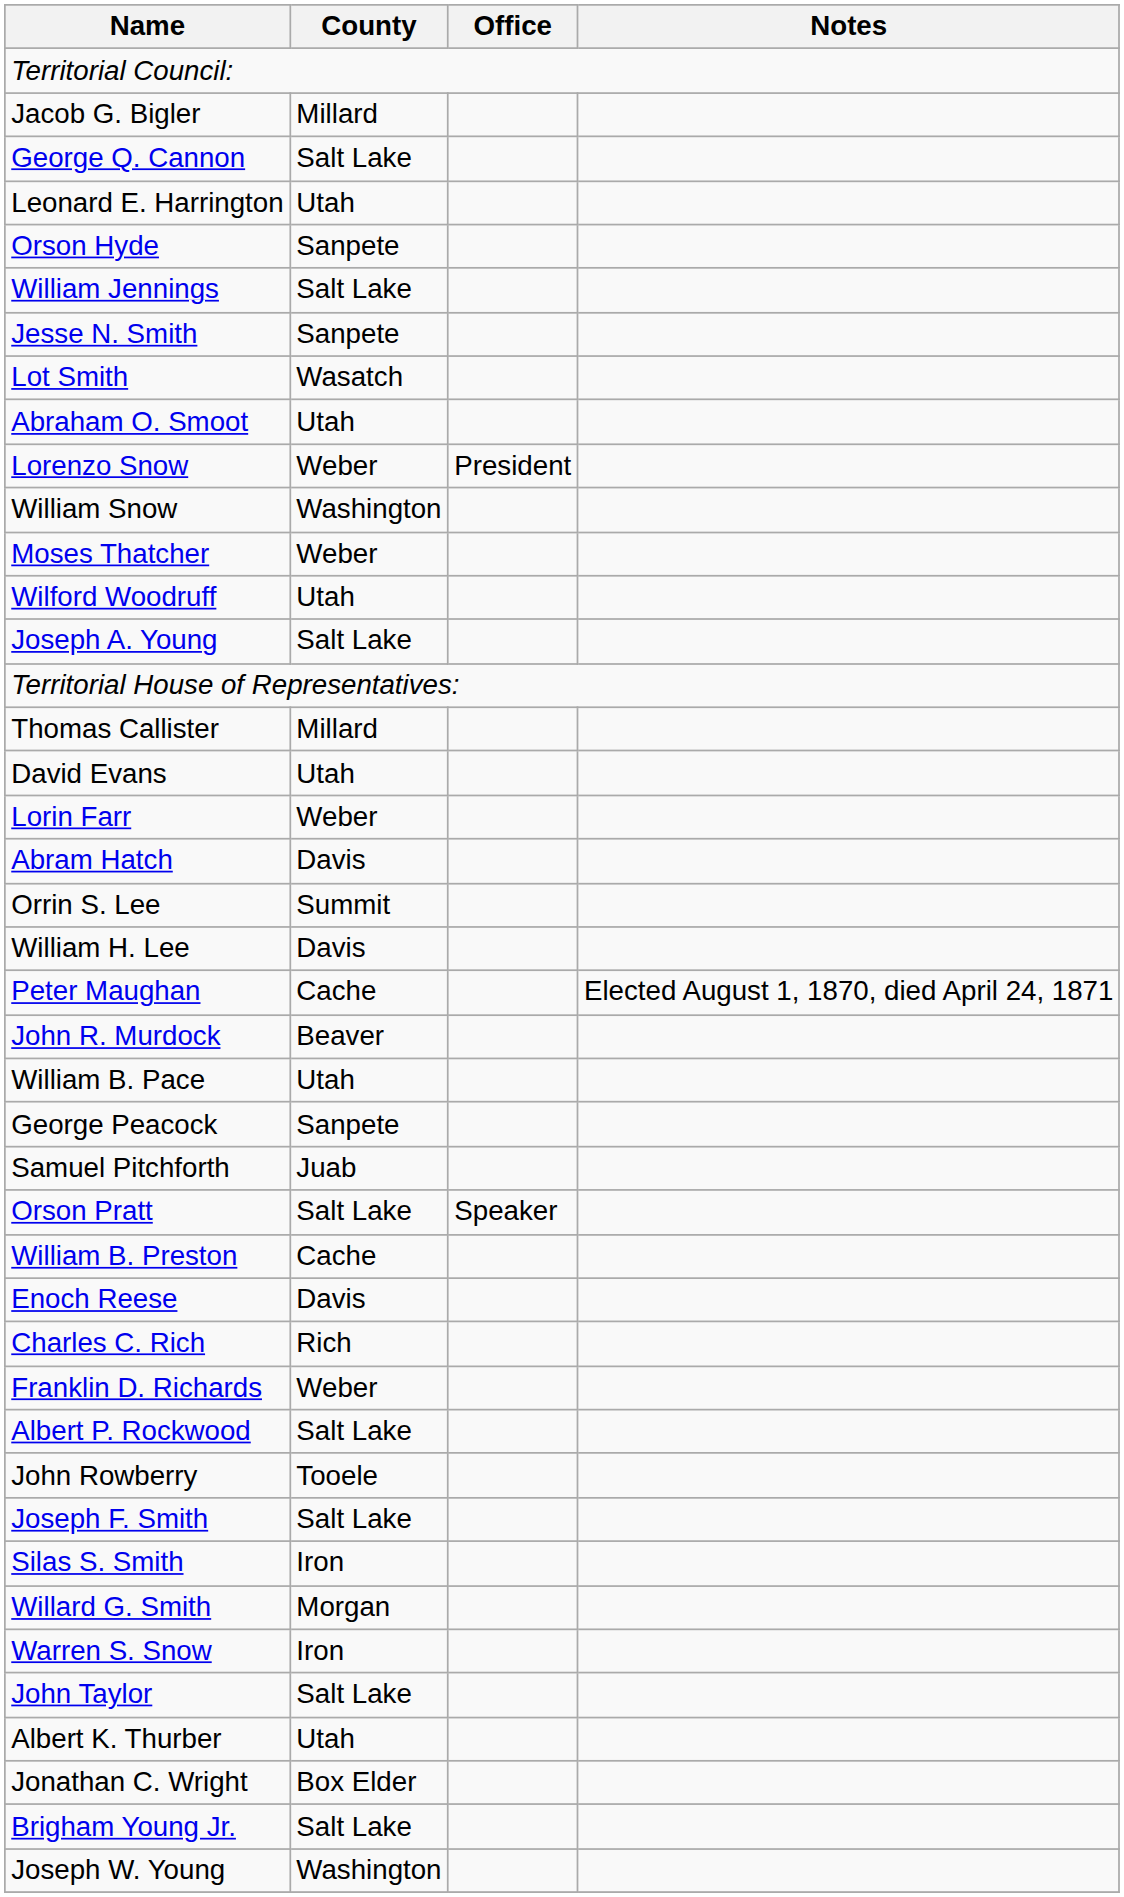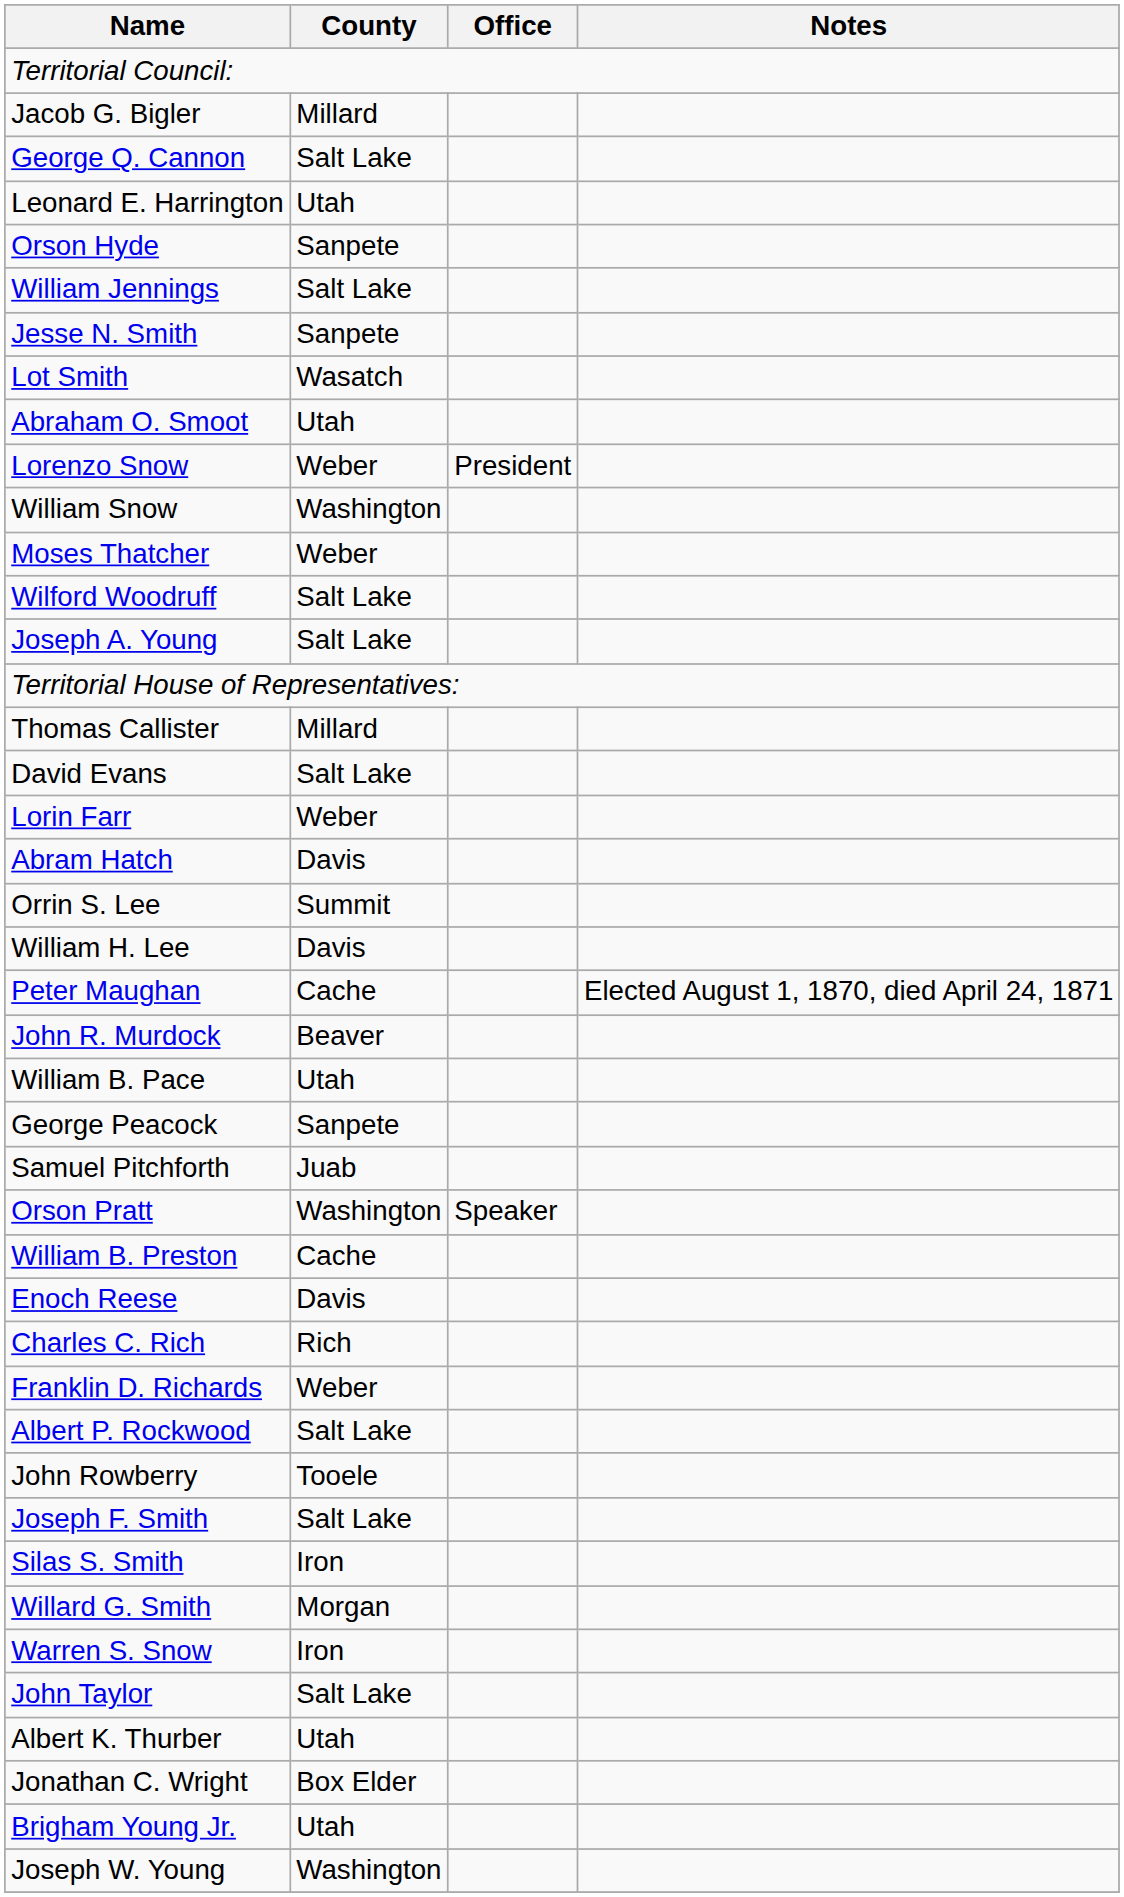(326, 597) Utah -> (354, 597) Salt Lake
(326, 772) Utah -> (354, 772) Salt Lake
(354, 1211) Salt Lake -> (369, 1211) Washington
(354, 1826) Salt Lake -> (326, 1826) Utah
